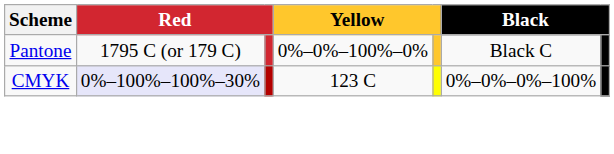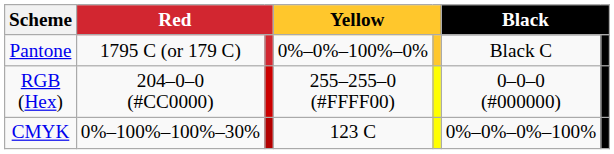+ row: (40, 91)
(170, 80) lavender background -> (170, 132) no background
